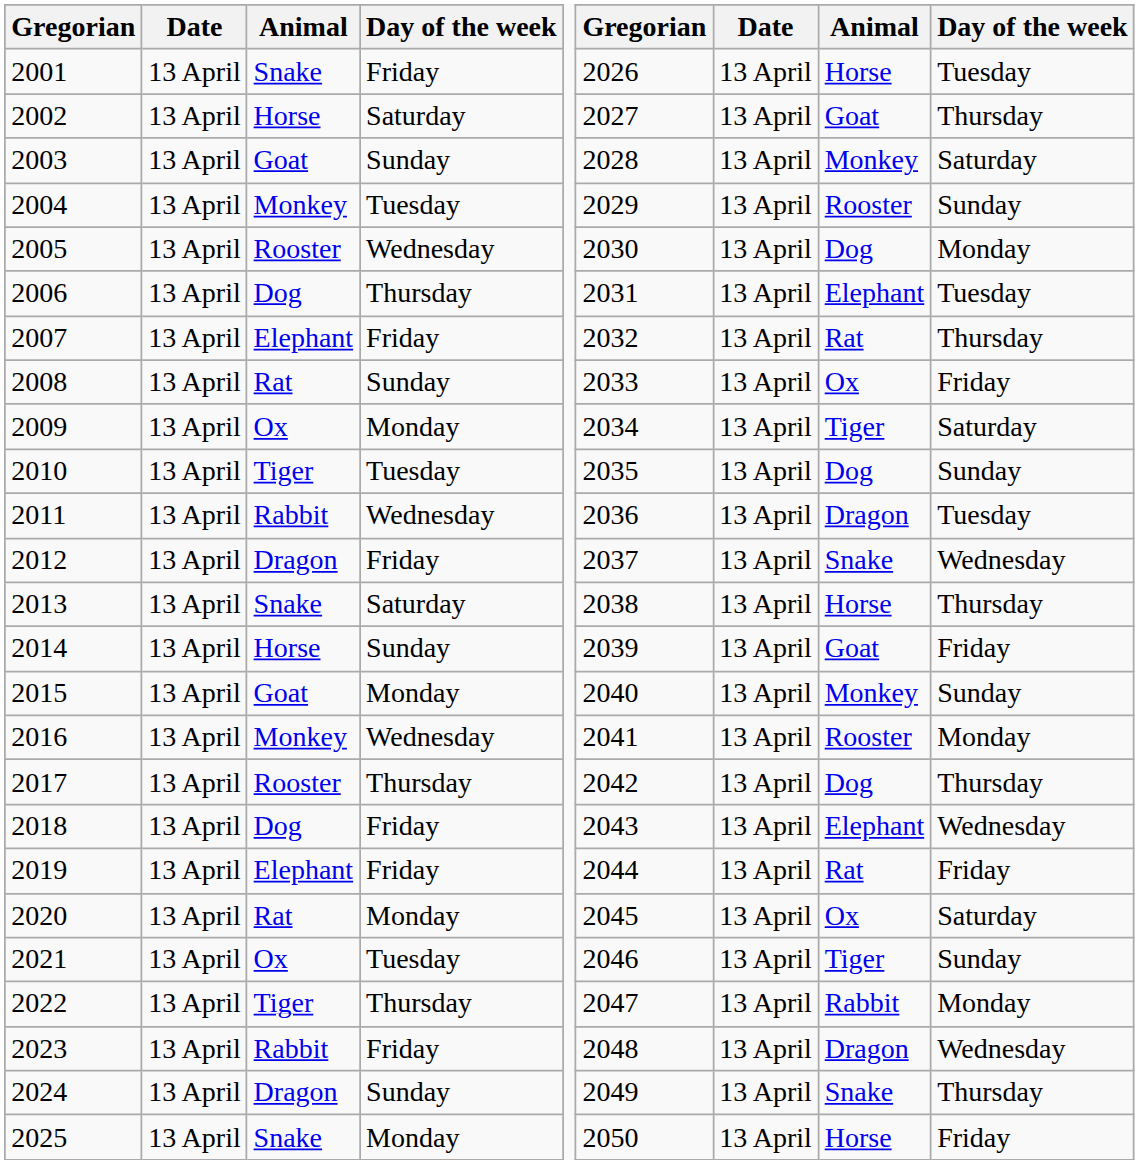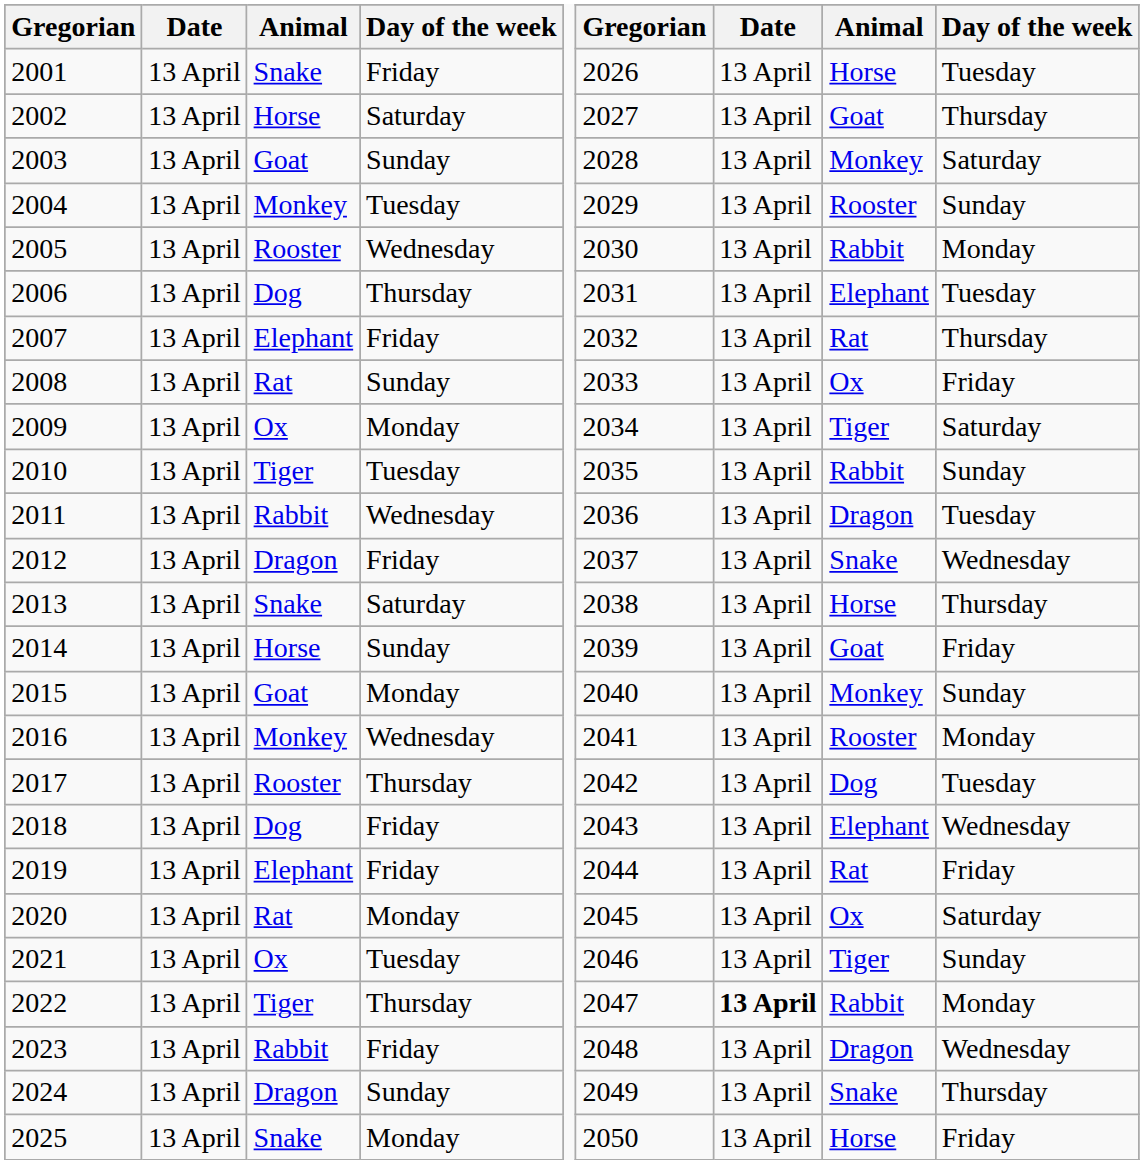(849, 248) Dog -> (867, 248) Rabbit
(849, 470) Dog -> (867, 470) Rabbit
(990, 781) Thursday -> (989, 781) Tuesday
(766, 1003) normal -> (768, 1003) bold
